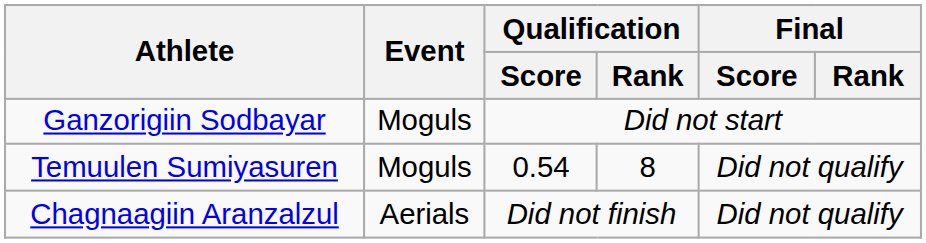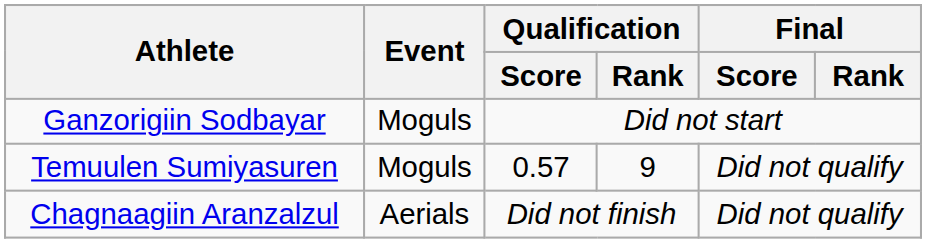(541, 168) 0.54 -> (541, 168) 0.57
(648, 168) 8 -> (648, 168) 9
